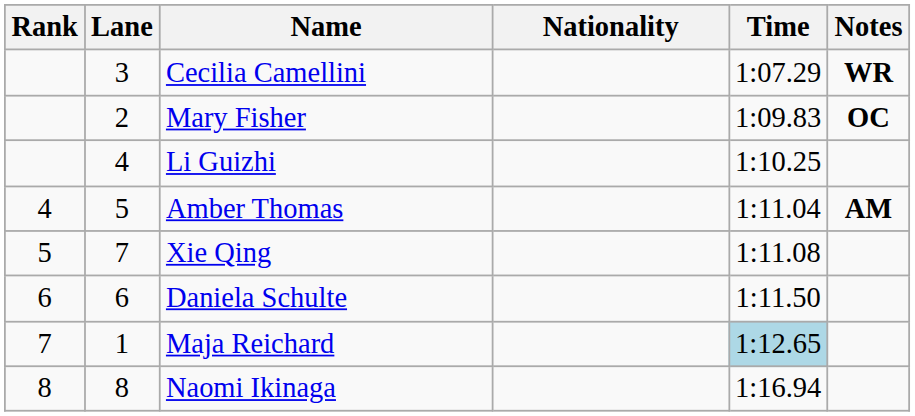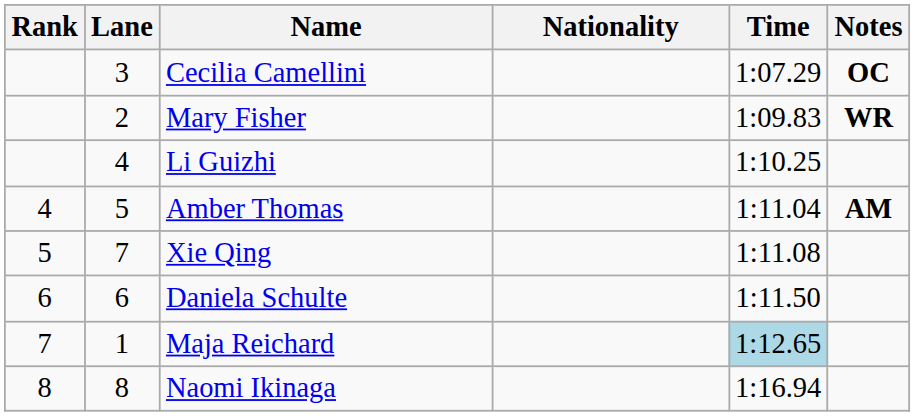(868, 72) WR -> (868, 72) OC
(868, 117) OC -> (868, 117) WR
